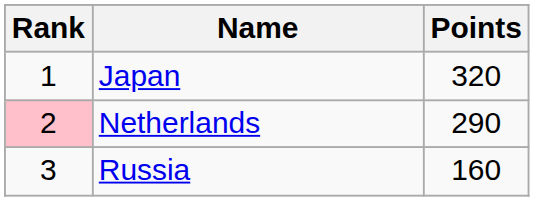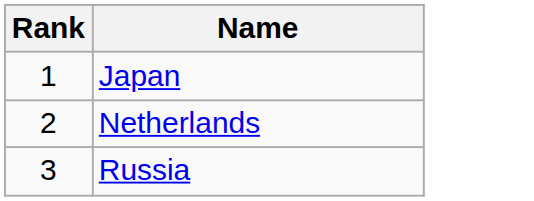- column: (476, 28)
(48, 123) pink background -> (48, 123) no background
